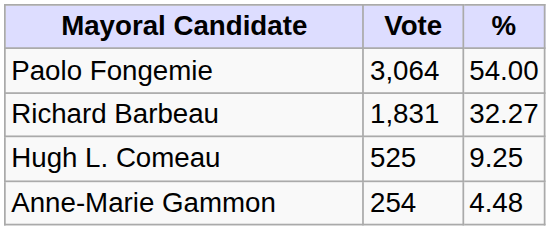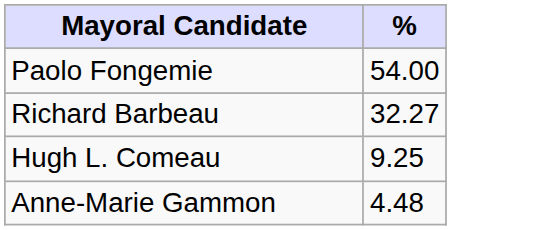- column: (413, 26)
